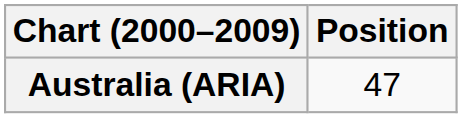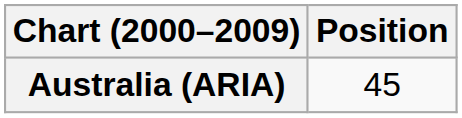(382, 84) 47 -> (382, 84) 45
